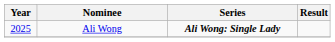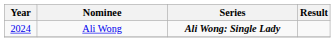(21, 28) 2025 -> (21, 28) 2024
